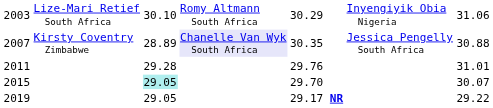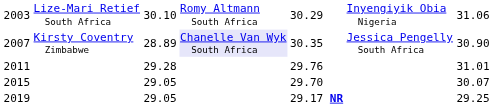(473, 43) 30.88 -> (473, 43) 30.90
(160, 82) paleturquoise background -> (160, 82) no background
(473, 98) 29.22 -> (473, 98) 29.25
